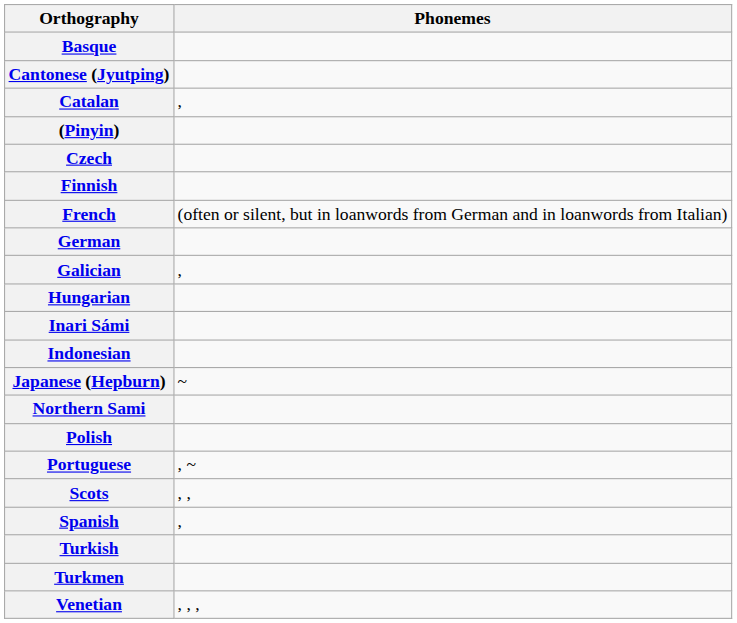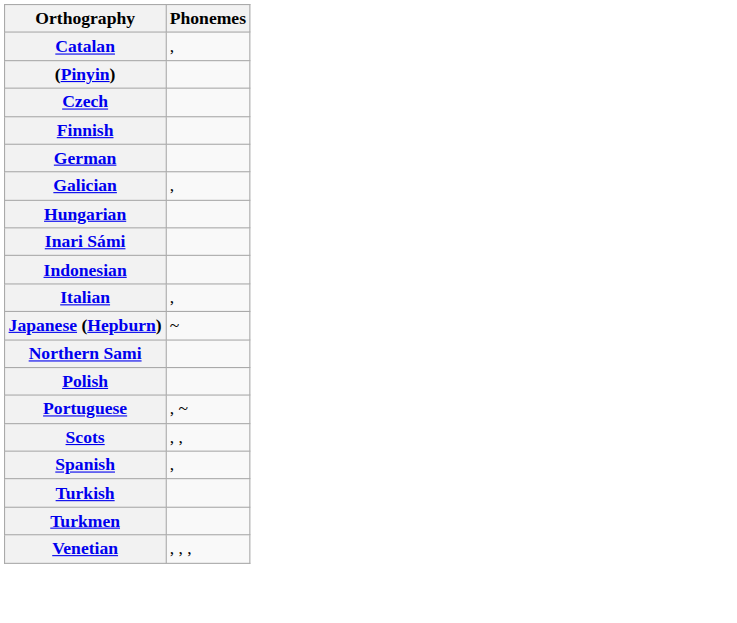- row: (89, 46)
- row: (89, 74)
- row: (89, 213)
+ row: (85, 297)
